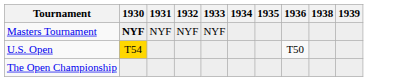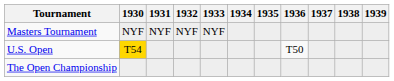+ column: (322, 13)
(133, 31) bold -> (133, 31) normal
